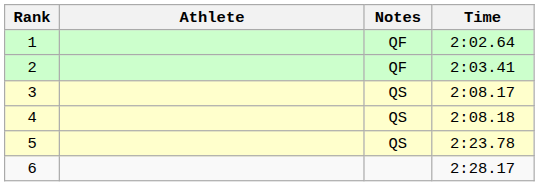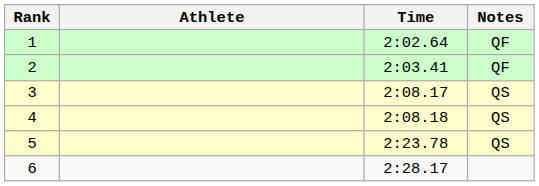columns swapped: (483, 17) <-> (398, 17)
